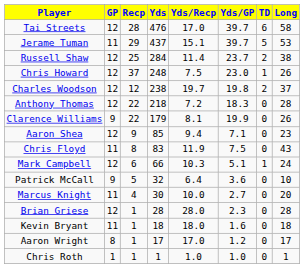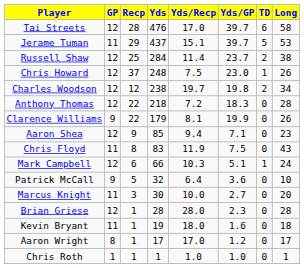(286, 88) 37 -> (286, 88) 34
(134, 195) 4 -> (134, 195) 3
(158, 226) 18 -> (158, 226) 19
